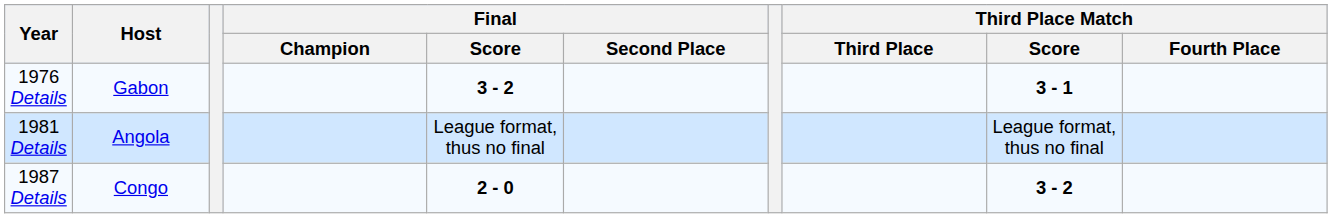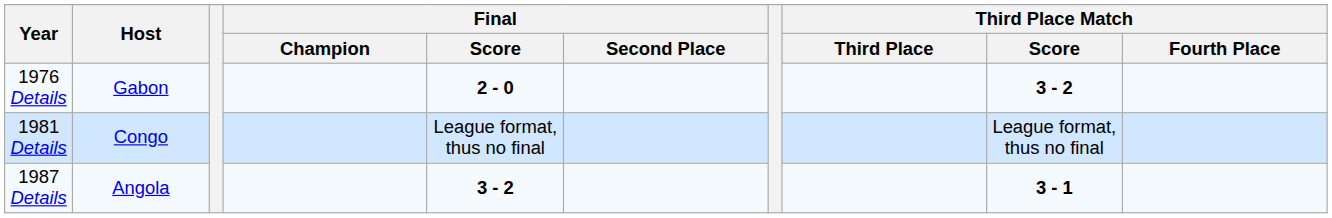(495, 87) 3 - 2 -> (495, 87) 2 - 0
(1054, 87) 3 - 1 -> (1054, 87) 3 - 2
(141, 137) Angola -> (141, 137) Congo
(141, 187) Congo -> (141, 187) Angola
(495, 187) 2 - 0 -> (495, 187) 3 - 2
(1054, 187) 3 - 2 -> (1054, 187) 3 - 1
